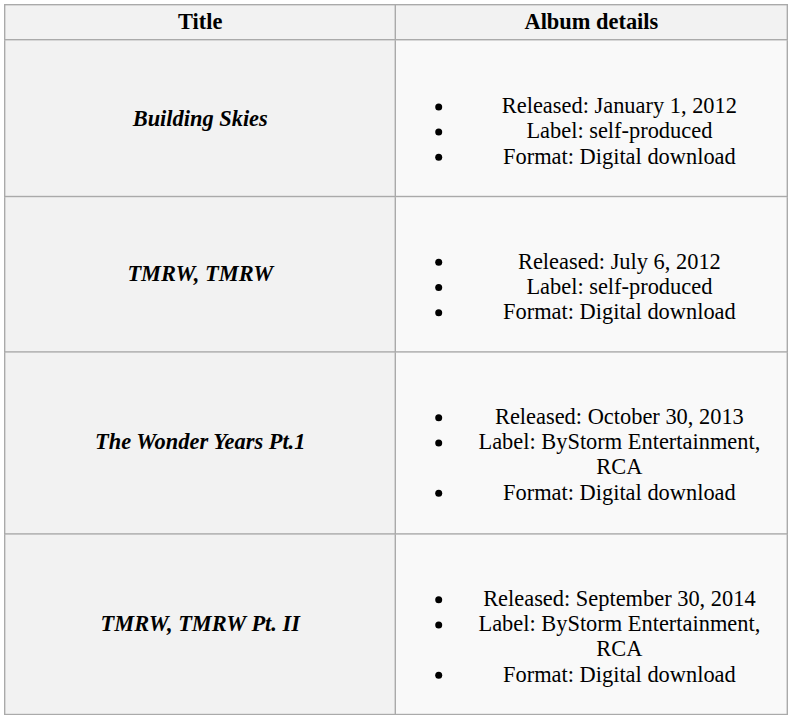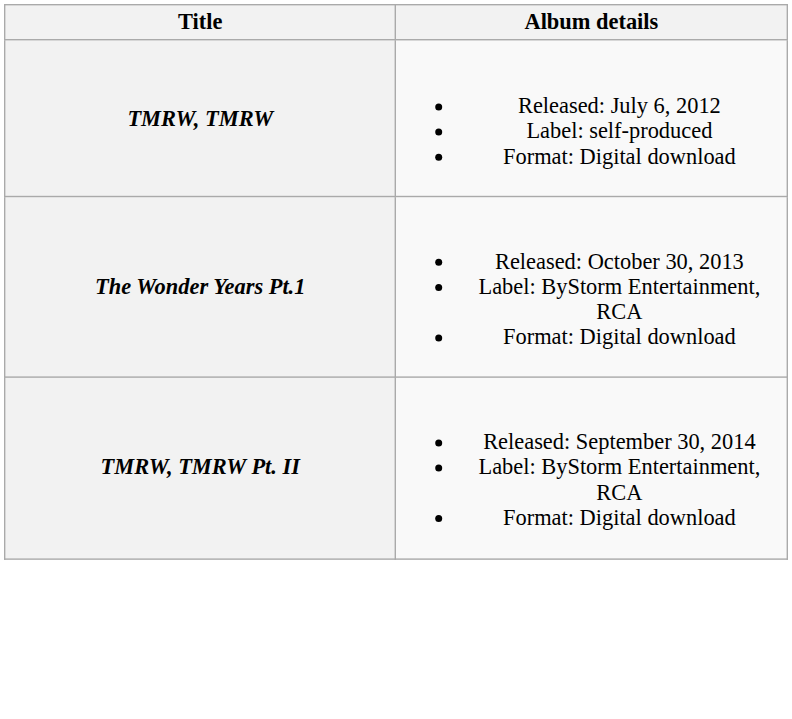- row: (200, 117)
